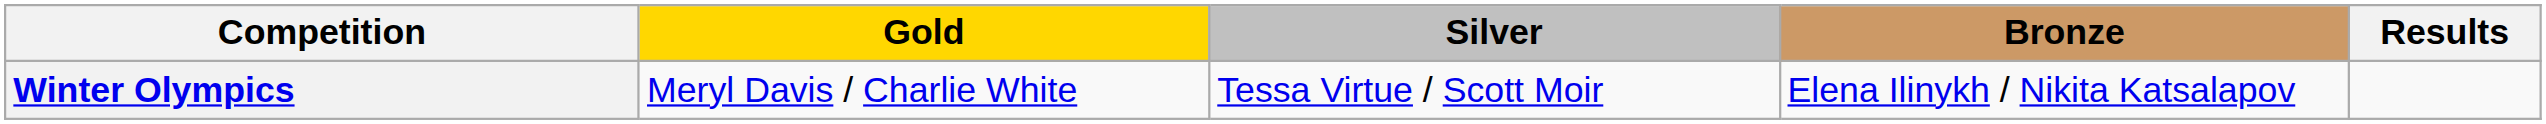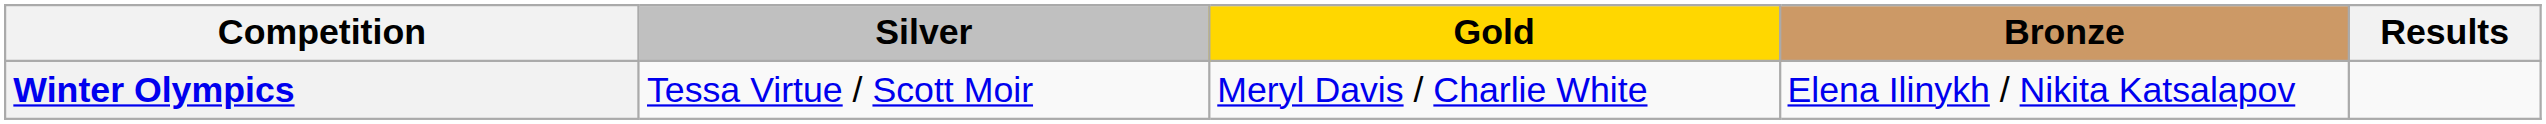columns swapped: (924, 32) <-> (1494, 32)
